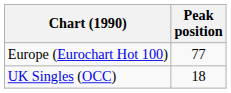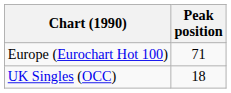(199, 54) 77 -> (199, 54) 71
